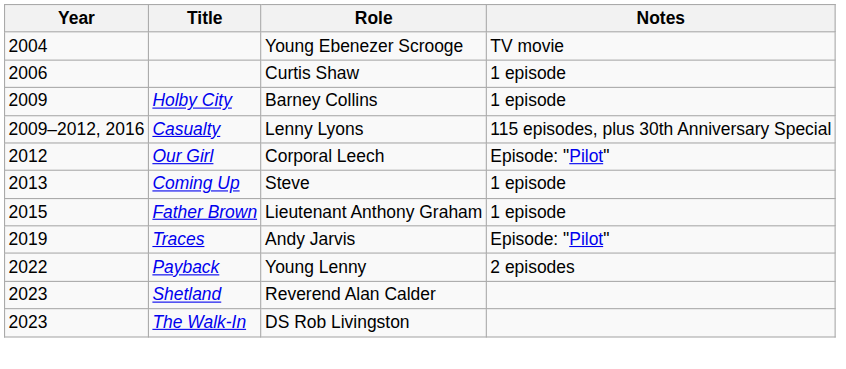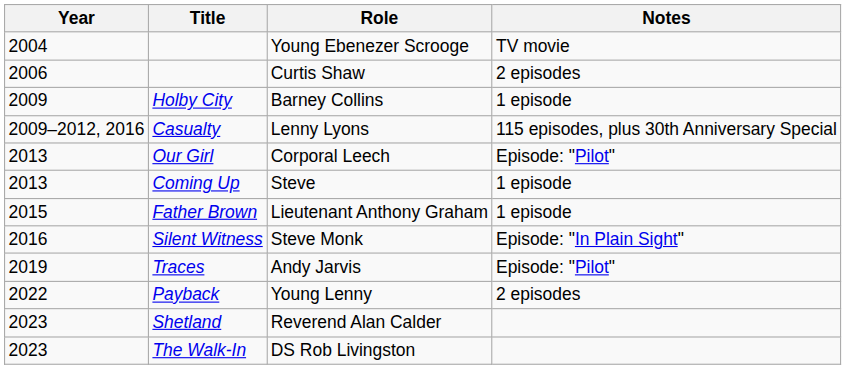(528, 73) 1 episode -> (538, 73) 2 episodes
(28, 156) 2012 -> (28, 156) 2013
+ row: (317, 239)
